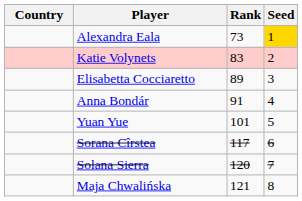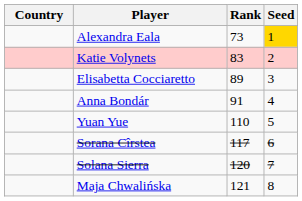(240, 121) 101 -> (240, 121) 110
